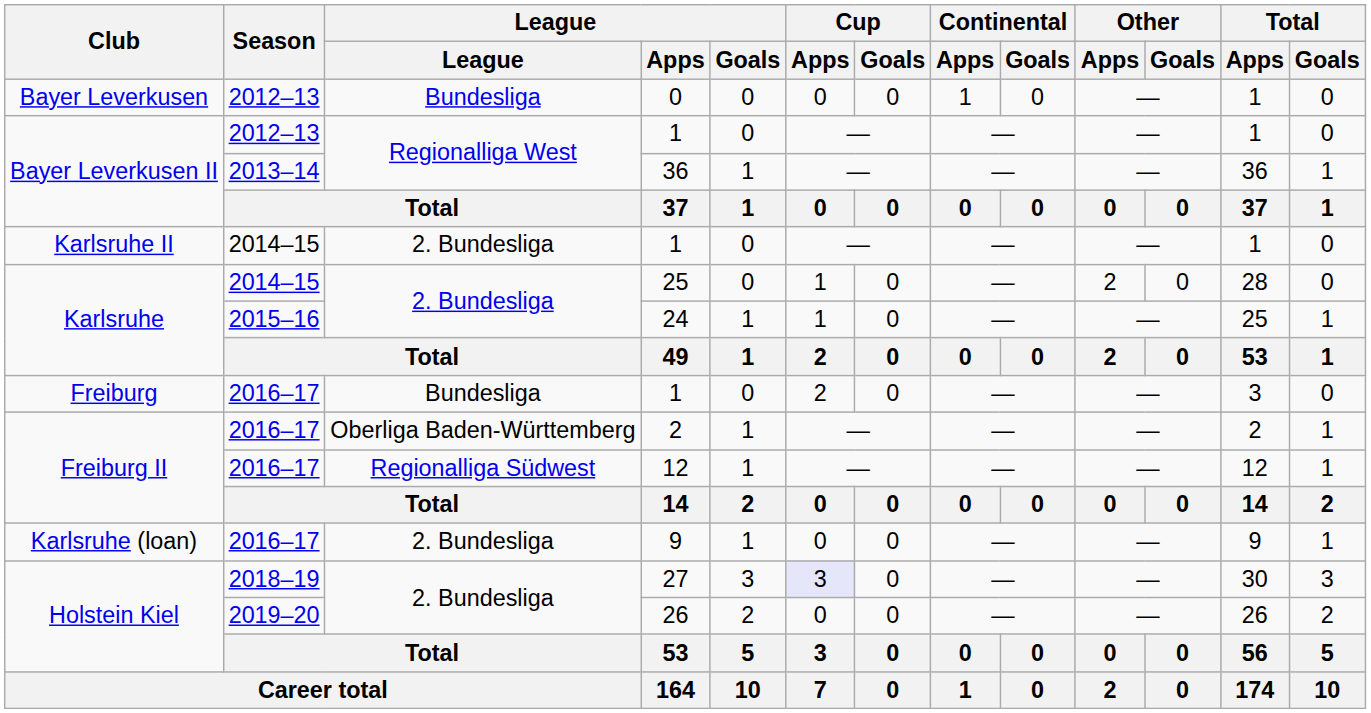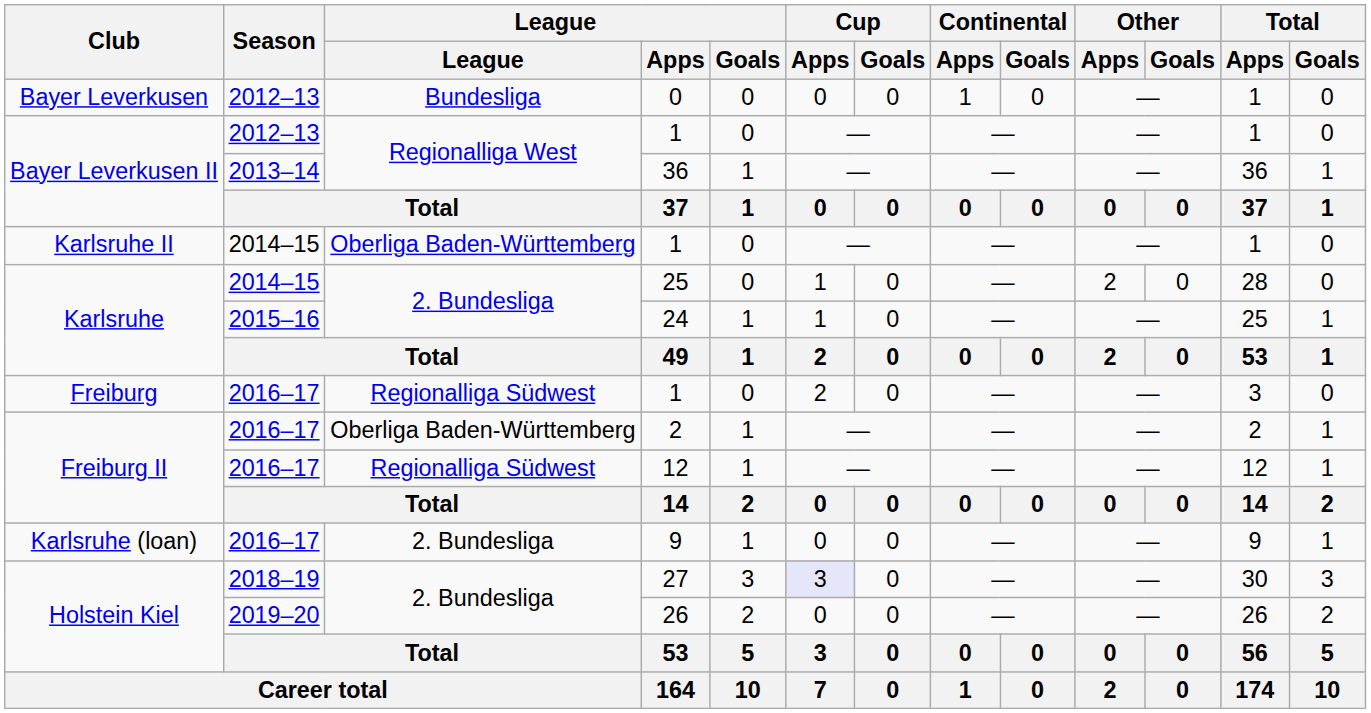(483, 245) 2. Bundesliga -> (483, 245) Oberliga Baden-Württemberg
(483, 393) Bundesliga -> (483, 393) Regionalliga Südwest
